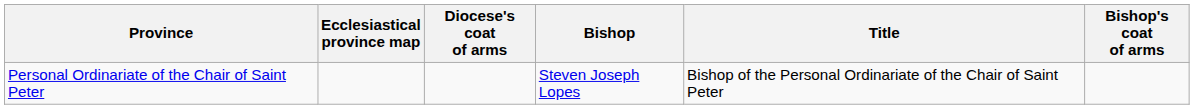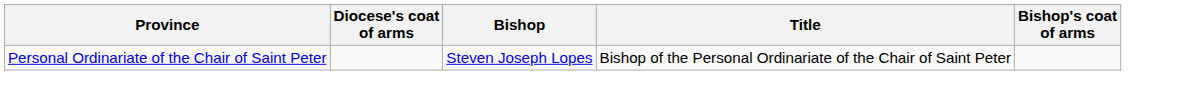- column: (371, 33)
